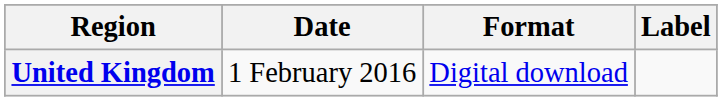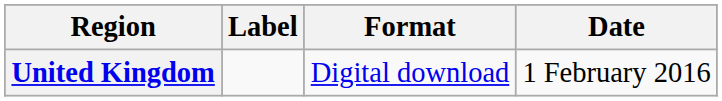columns swapped: (322, 27) <-> (676, 27)
